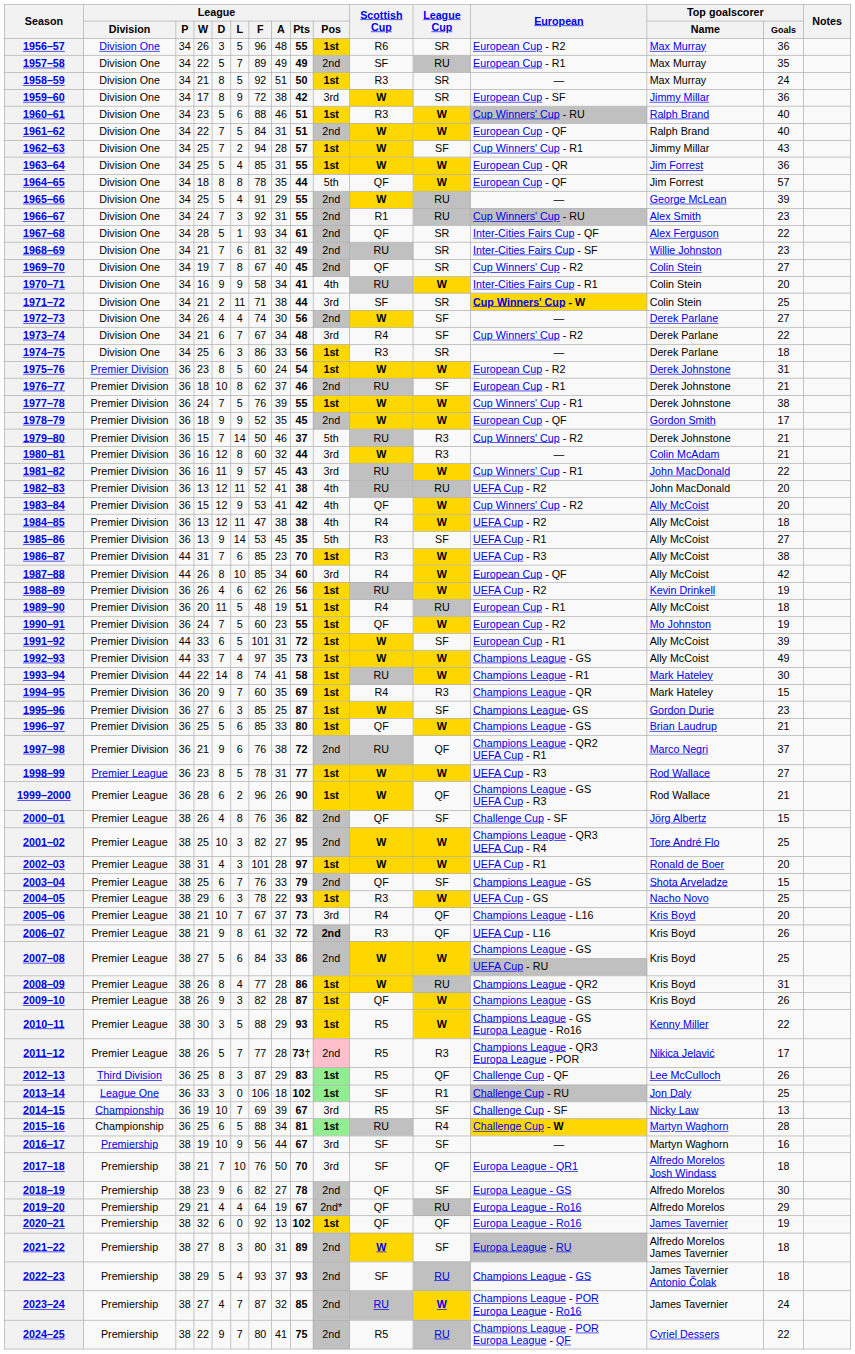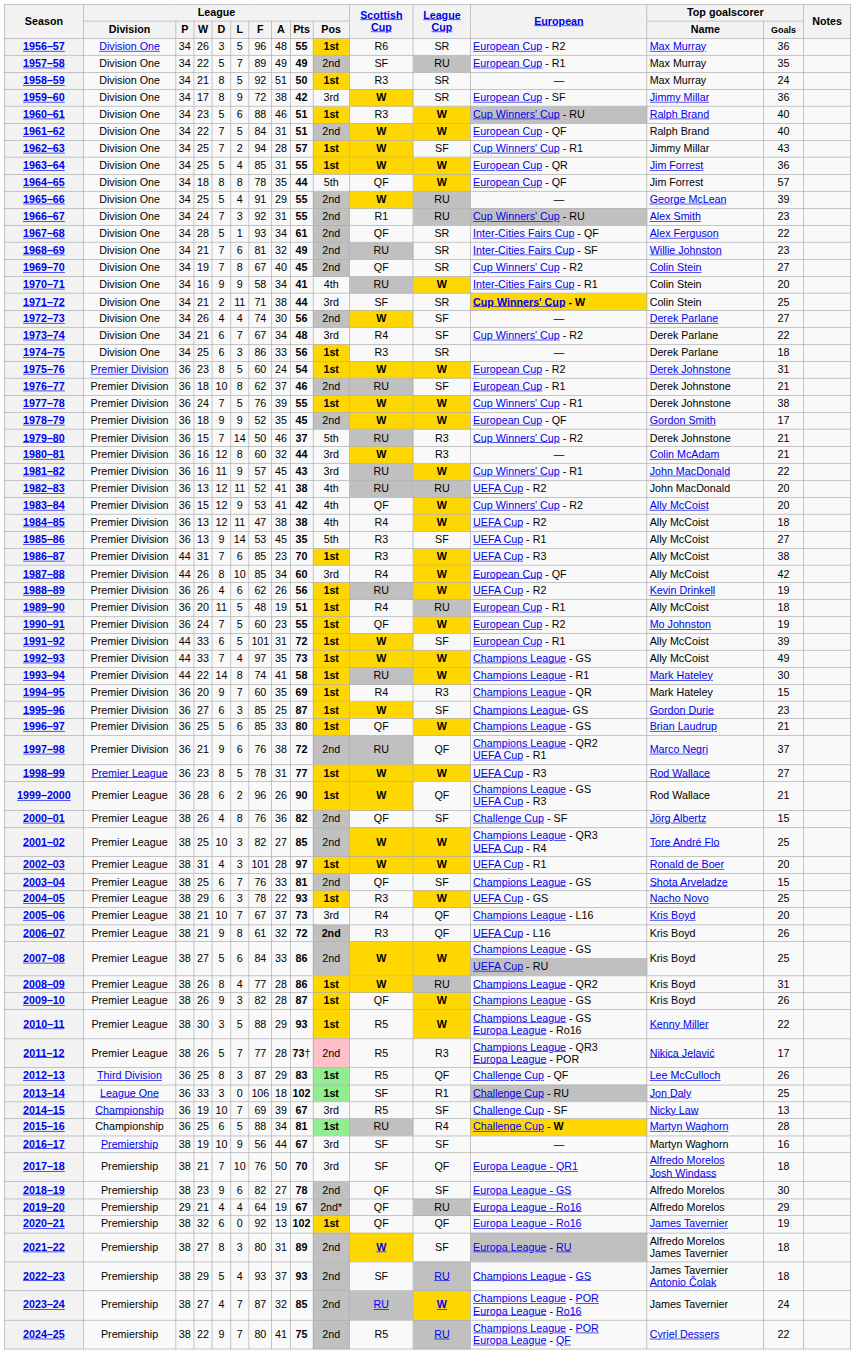(302, 842) 95 -> (302, 842) 85
(302, 882) 79 -> (302, 882) 81
